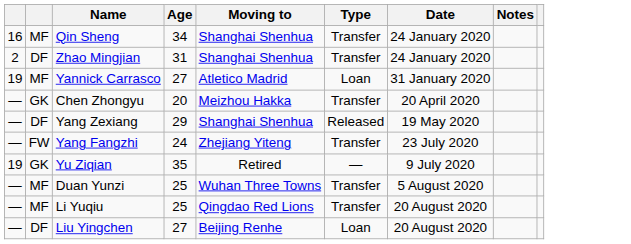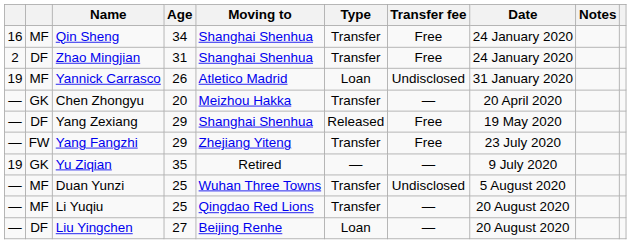+ column: (428, 15)
(180, 79) 27 -> (180, 79) 26
(180, 143) 24 -> (180, 143) 29
